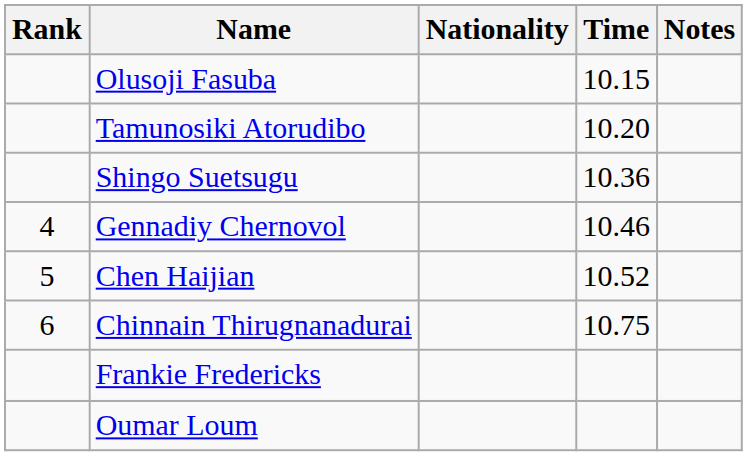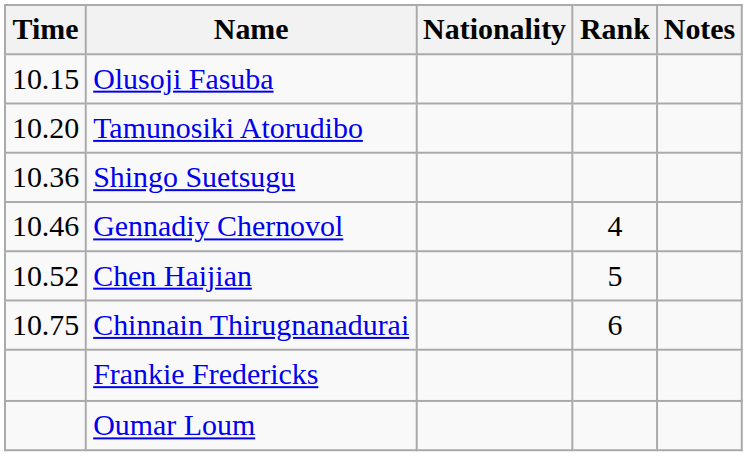columns swapped: (47, 29) <-> (616, 29)
